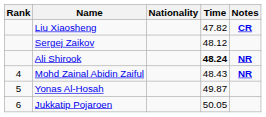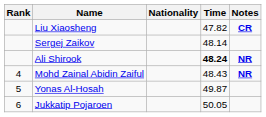(215, 43) 48.12 -> (215, 43) 48.14
